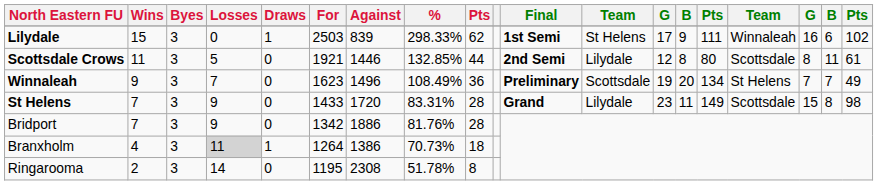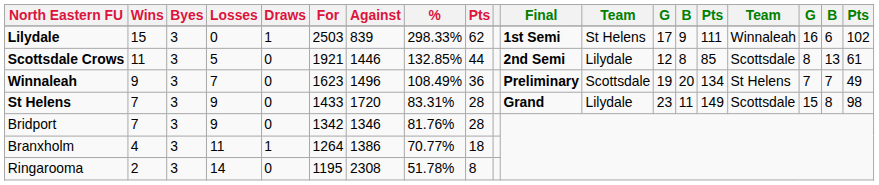(709, 59) 80 -> (709, 59) 85
(832, 59) 11 -> (832, 59) 13
(365, 124) 1886 -> (365, 124) 1346
(217, 146) lightgrey background -> (217, 146) no background
(431, 146) 70.73% -> (431, 146) 70.77%
